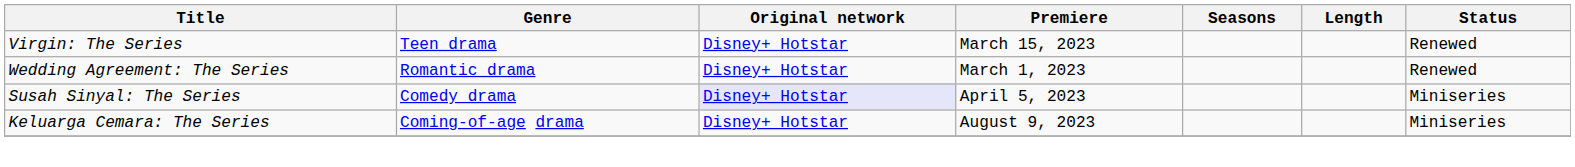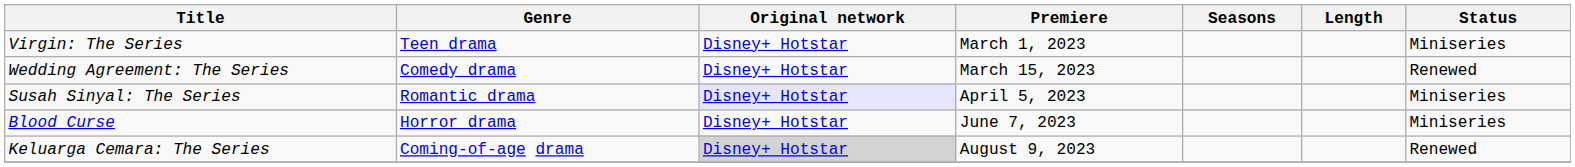(1028, 44) March 15, 2023 -> (1023, 44) March 1, 2023
(1443, 44) Renewed -> (1458, 44) Miniseries
(468, 70) Romantic drama -> (458, 70) Comedy drama
(1023, 70) March 1, 2023 -> (1028, 70) March 15, 2023
(458, 97) Comedy drama -> (468, 97) Romantic drama
+ row: (62, 123)
(775, 123) no background -> (775, 149) lightgrey background
(1458, 123) Miniseries -> (1443, 149) Renewed
